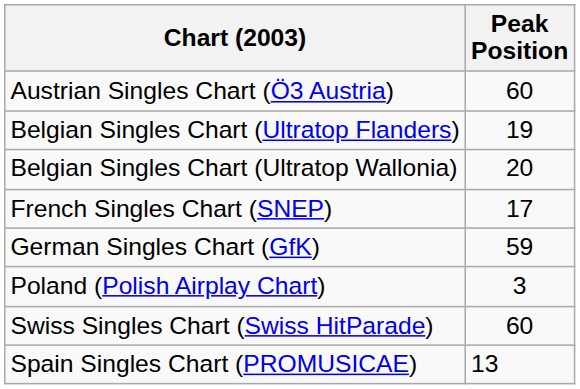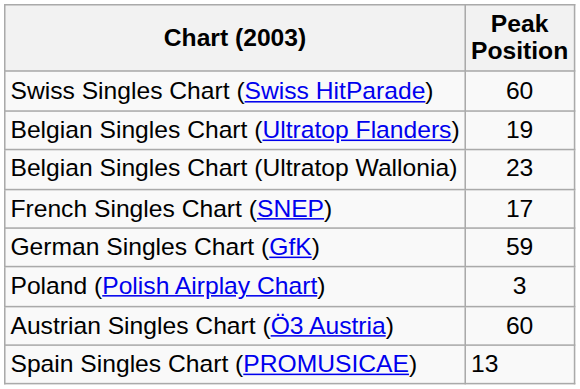rows swapped: (202, 90) <-> (222, 325)
(520, 168) 20 -> (520, 168) 23
